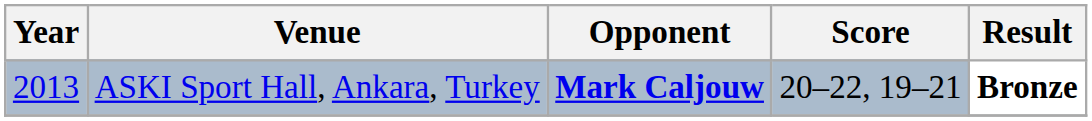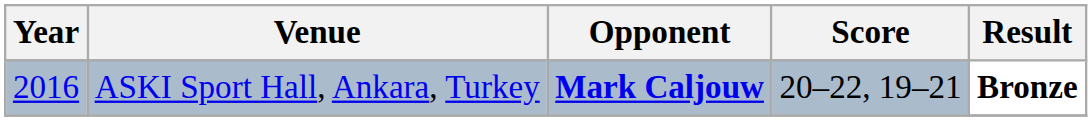(46, 86) 2013 -> (46, 86) 2016
